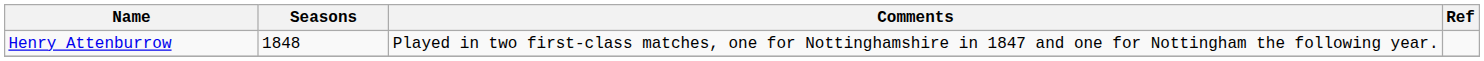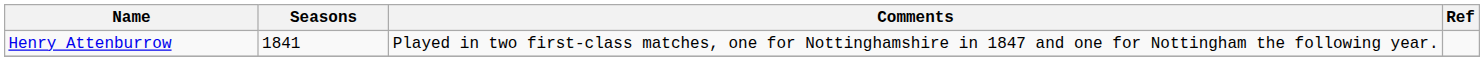(281, 44) 1848 -> (281, 44) 1841
